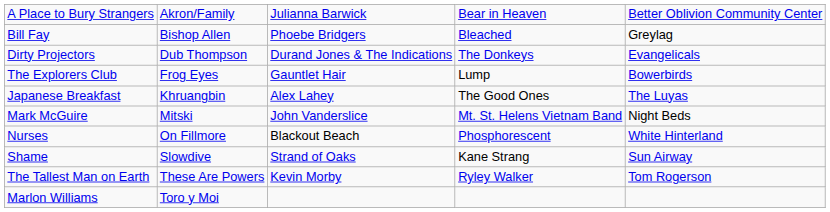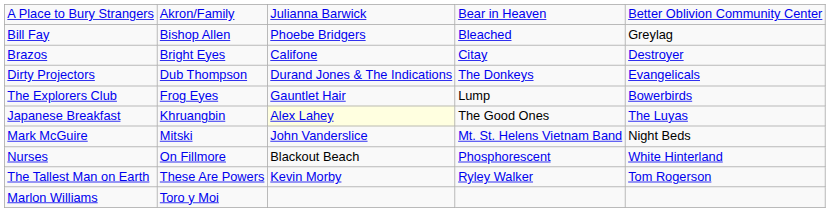+ row: (27, 55)
(302, 95) no background -> (302, 116) lightyellow background
- row: (28, 156)
